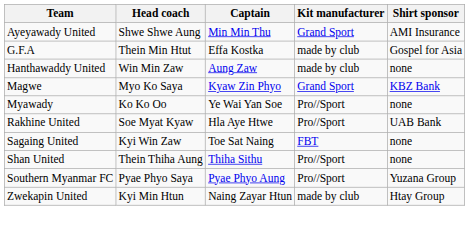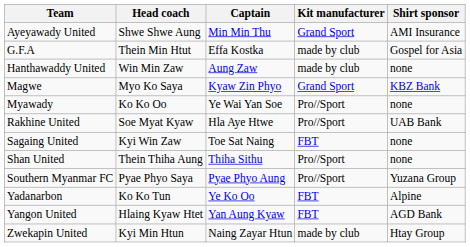+ row: (35, 196)
+ row: (42, 214)
